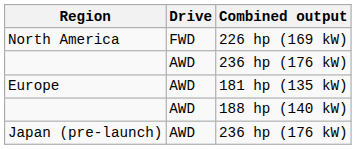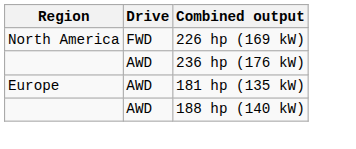- row: (85, 133)
